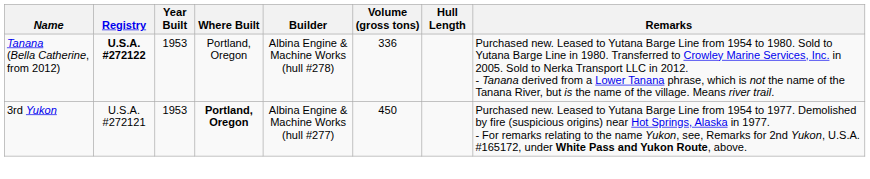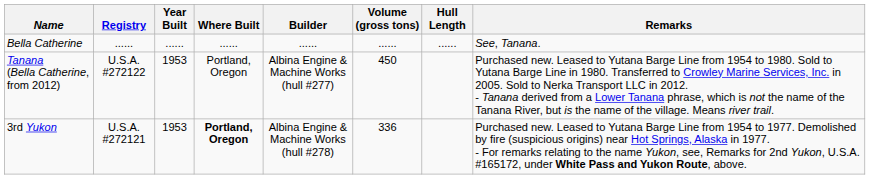+ row: (45, 43)
(124, 49) bold -> (124, 66) normal
(308, 55) Albina Engine & Machine Works (hull #278) -> (308, 73) Albina Engine & Machine Works (hull #277)
(388, 43) 336 -> (387, 60) 450
(308, 122) Albina Engine & Machine Works (hull #277) -> (308, 140) Albina Engine & Machine Works (hull #278)
(388, 110) 450 -> (387, 127) 336
